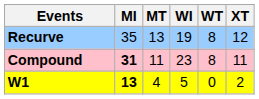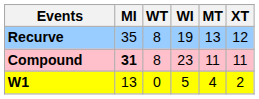columns swapped: (156, 15) <-> (212, 15)
(129, 82) bold -> (129, 82) normal
